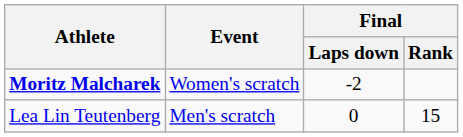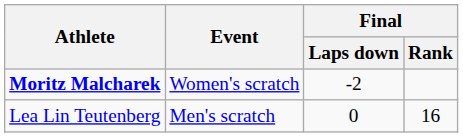(431, 116) 15 -> (431, 116) 16
